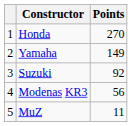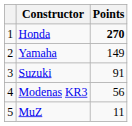(116, 34) normal -> (116, 34) bold
(119, 73) 92 -> (119, 73) 91
